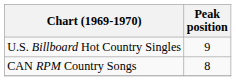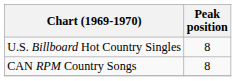(207, 47) 9 -> (207, 47) 8
